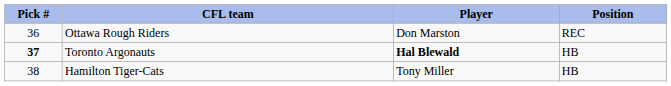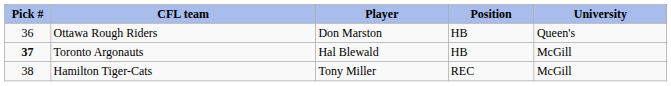+ column: (600, 14)
(573, 33) REC -> (459, 33) HB
(428, 52) bold -> (349, 52) normal
(570, 71) HB -> (463, 71) REC
